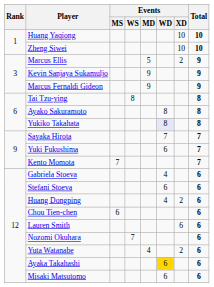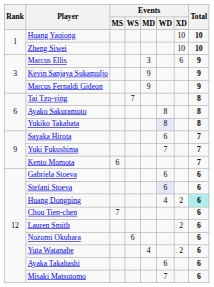(149, 61) 5 -> (149, 61) 3
(181, 61) 2 -> (181, 61) 6
(133, 99) 8 -> (133, 99) 7
(165, 137) 7 -> (165, 137) 6
(165, 149) 6 -> (165, 149) 7
(117, 162) 7 -> (117, 162) 6
(165, 175) 4 -> (165, 175) 6
(165, 187) no background -> (165, 187) lavender background
(199, 200) no background -> (199, 200) paleturquoise background
(117, 213) 6 -> (117, 213) 7
(181, 225) 6 -> (181, 225) 2
(133, 238) 7 -> (133, 238) 6
(165, 263) gold background -> (165, 263) no background
(165, 276) 6 -> (165, 276) 7
